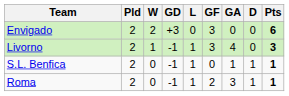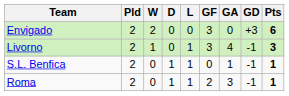columns swapped: (253, 13) <-> (173, 13)
